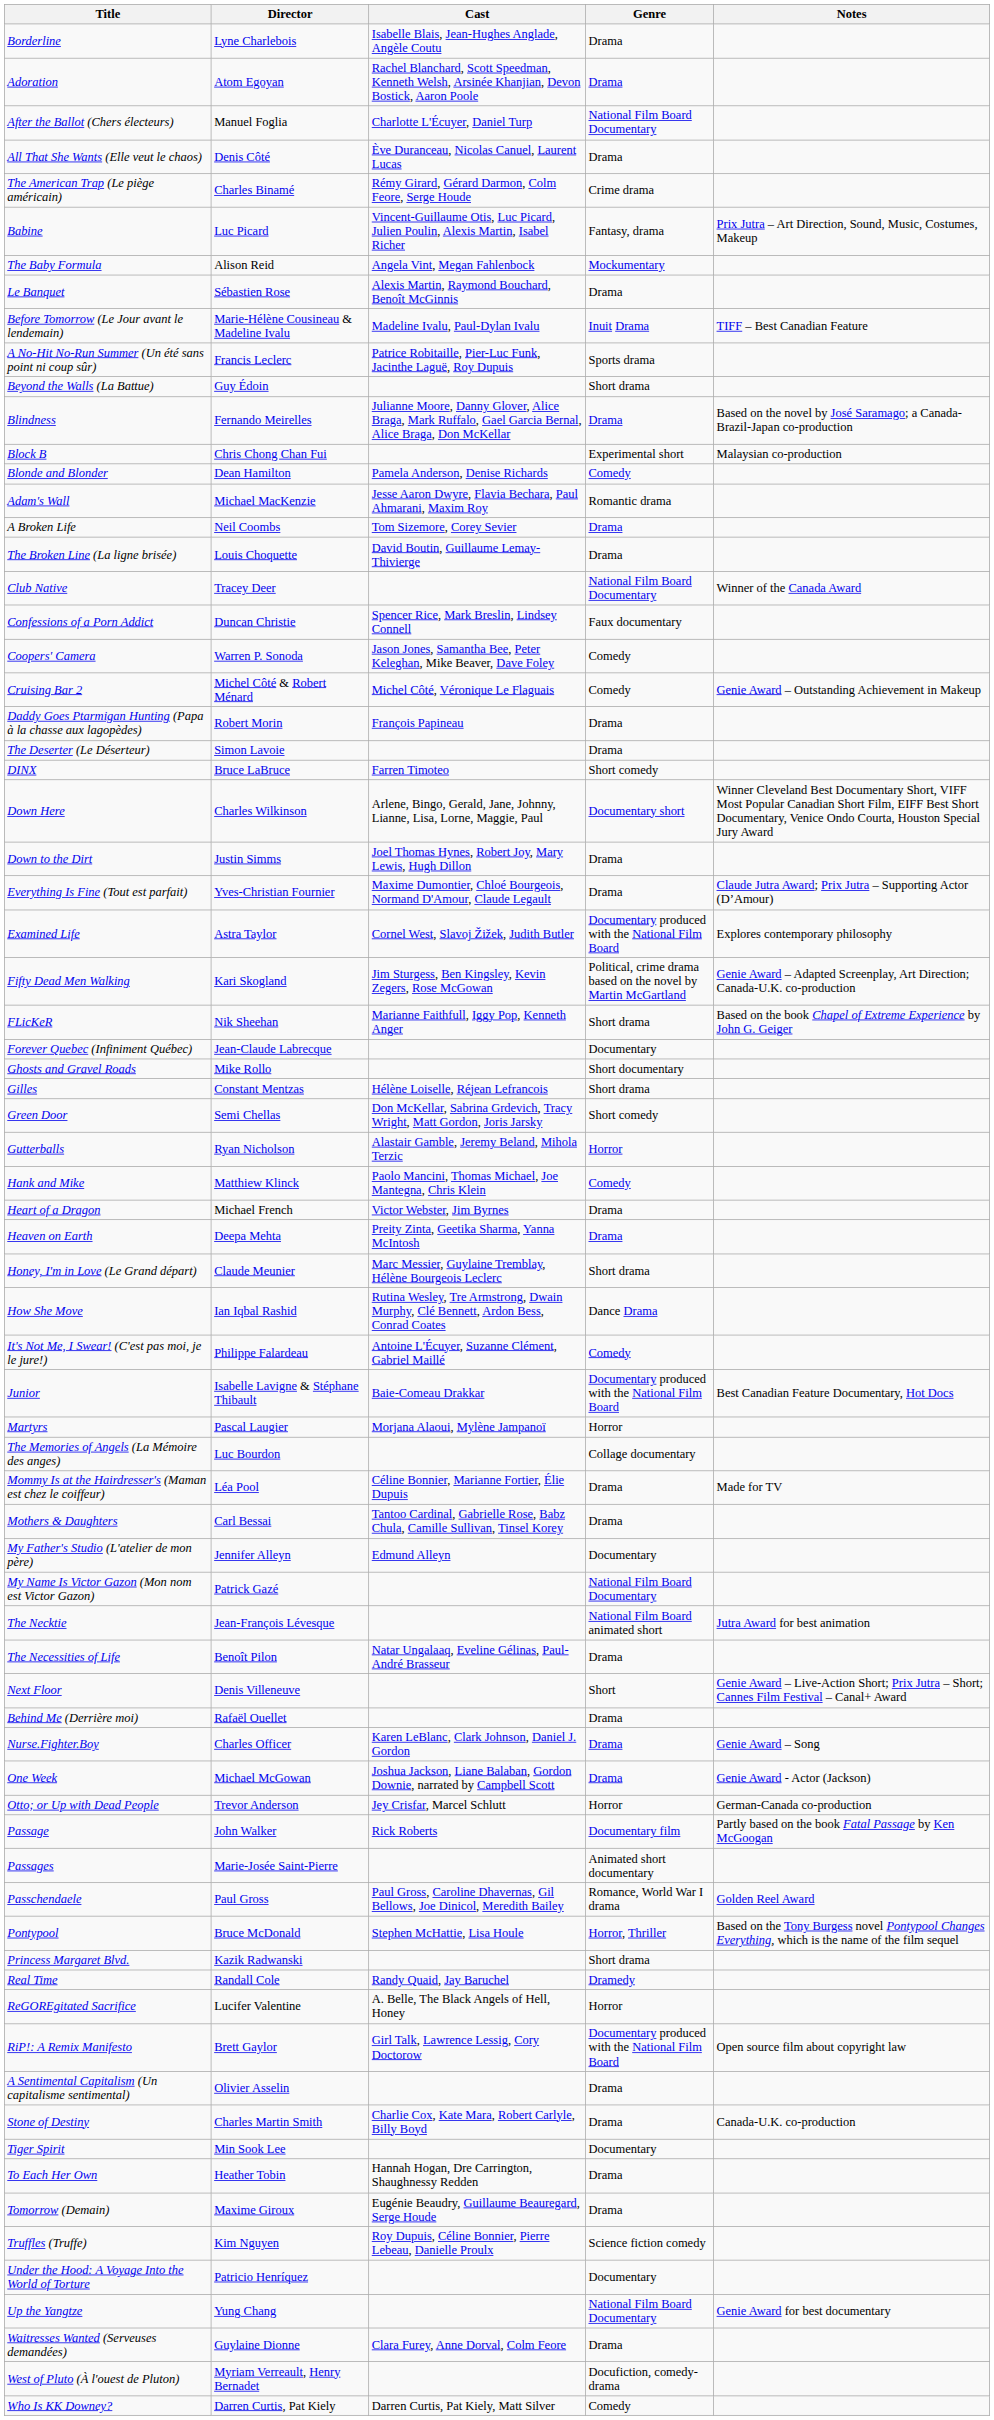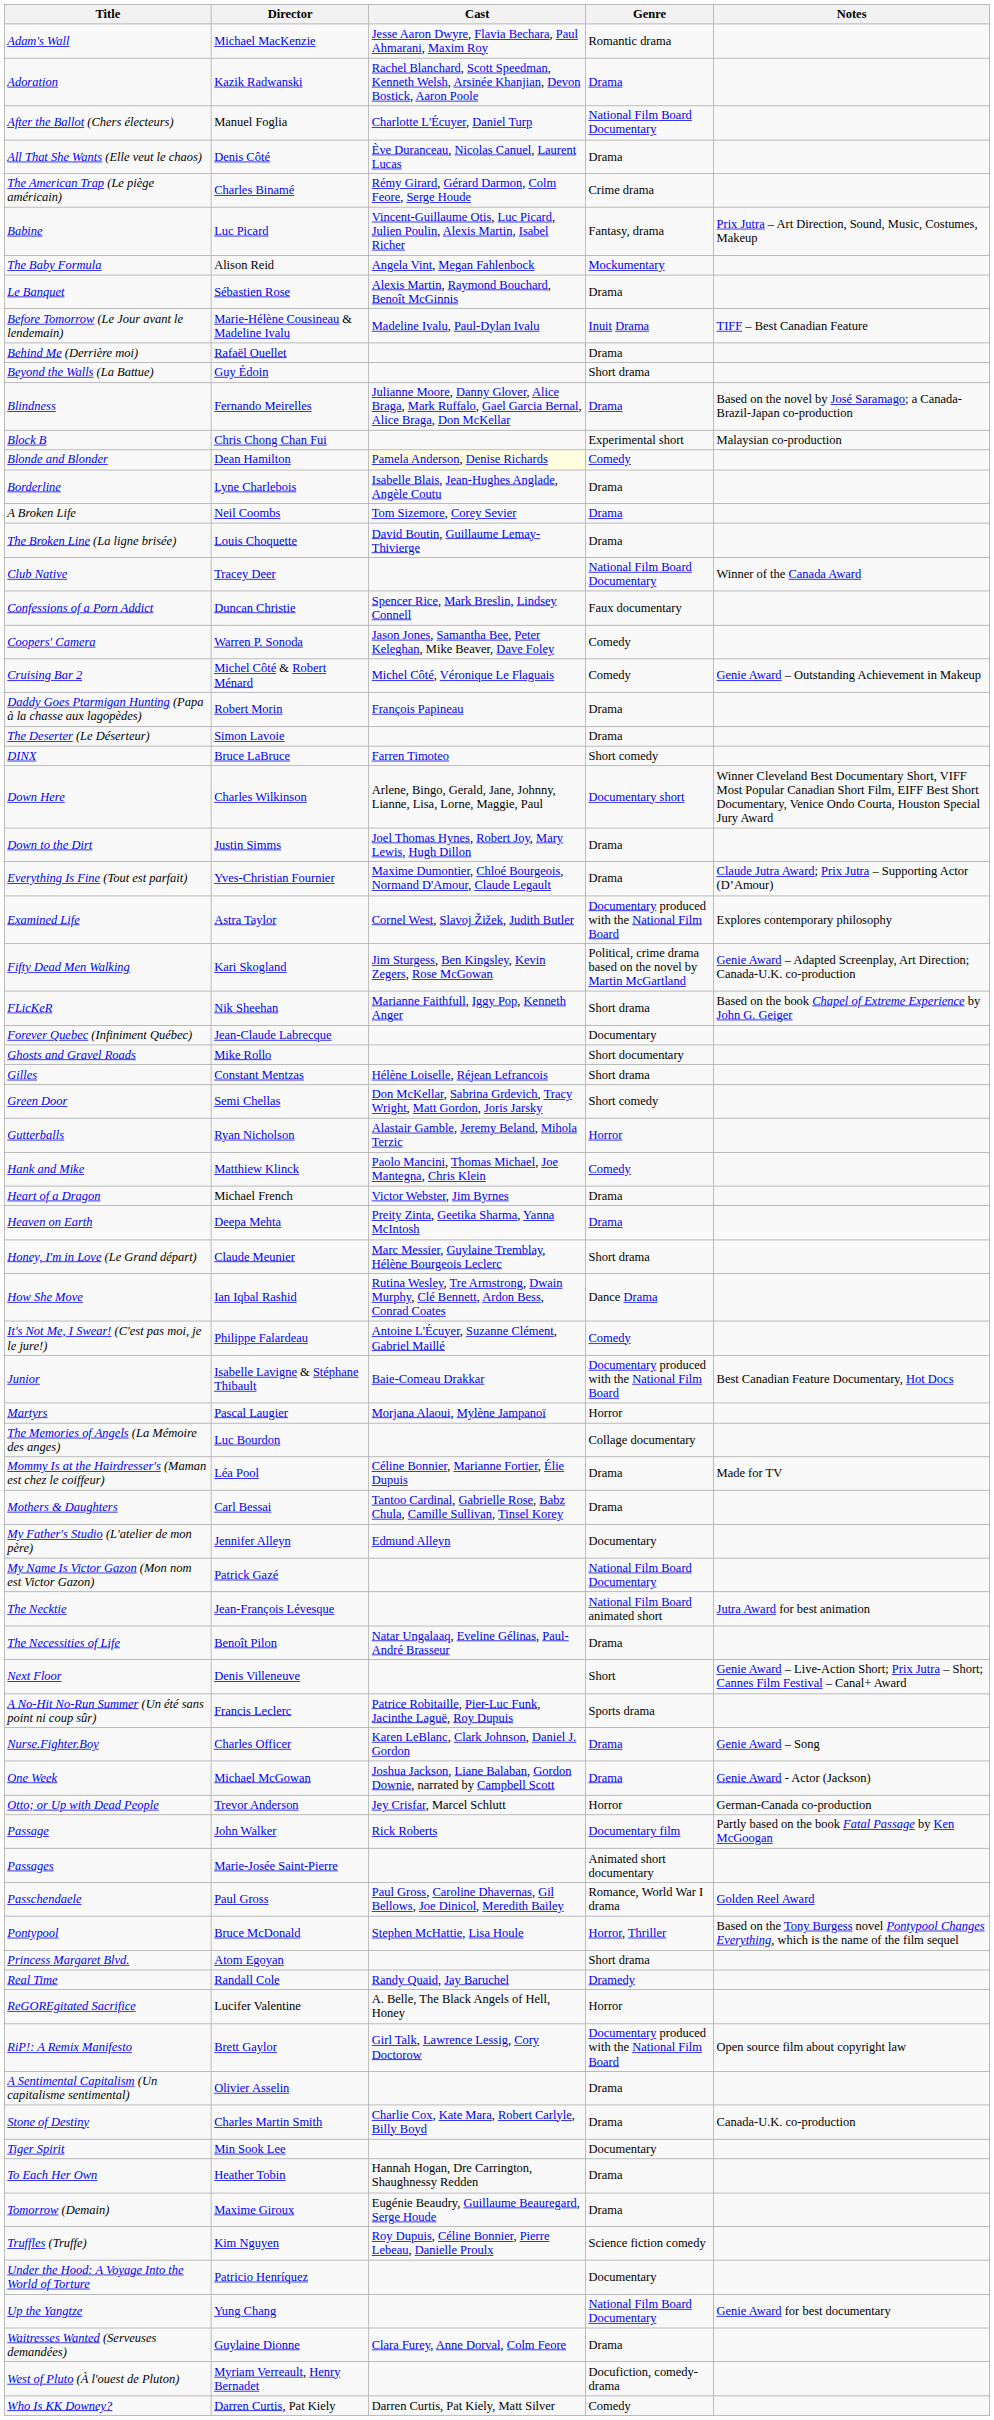rows swapped: (38, 500) <-> (34, 41)
(249, 82) Atom Egoyan -> (258, 82) Kazik Radwanski
rows swapped: (73, 1717) <-> (106, 359)
(460, 474) no background -> (460, 459) lightyellow background
(258, 1960) Kazik Radwanski -> (249, 1960) Atom Egoyan
